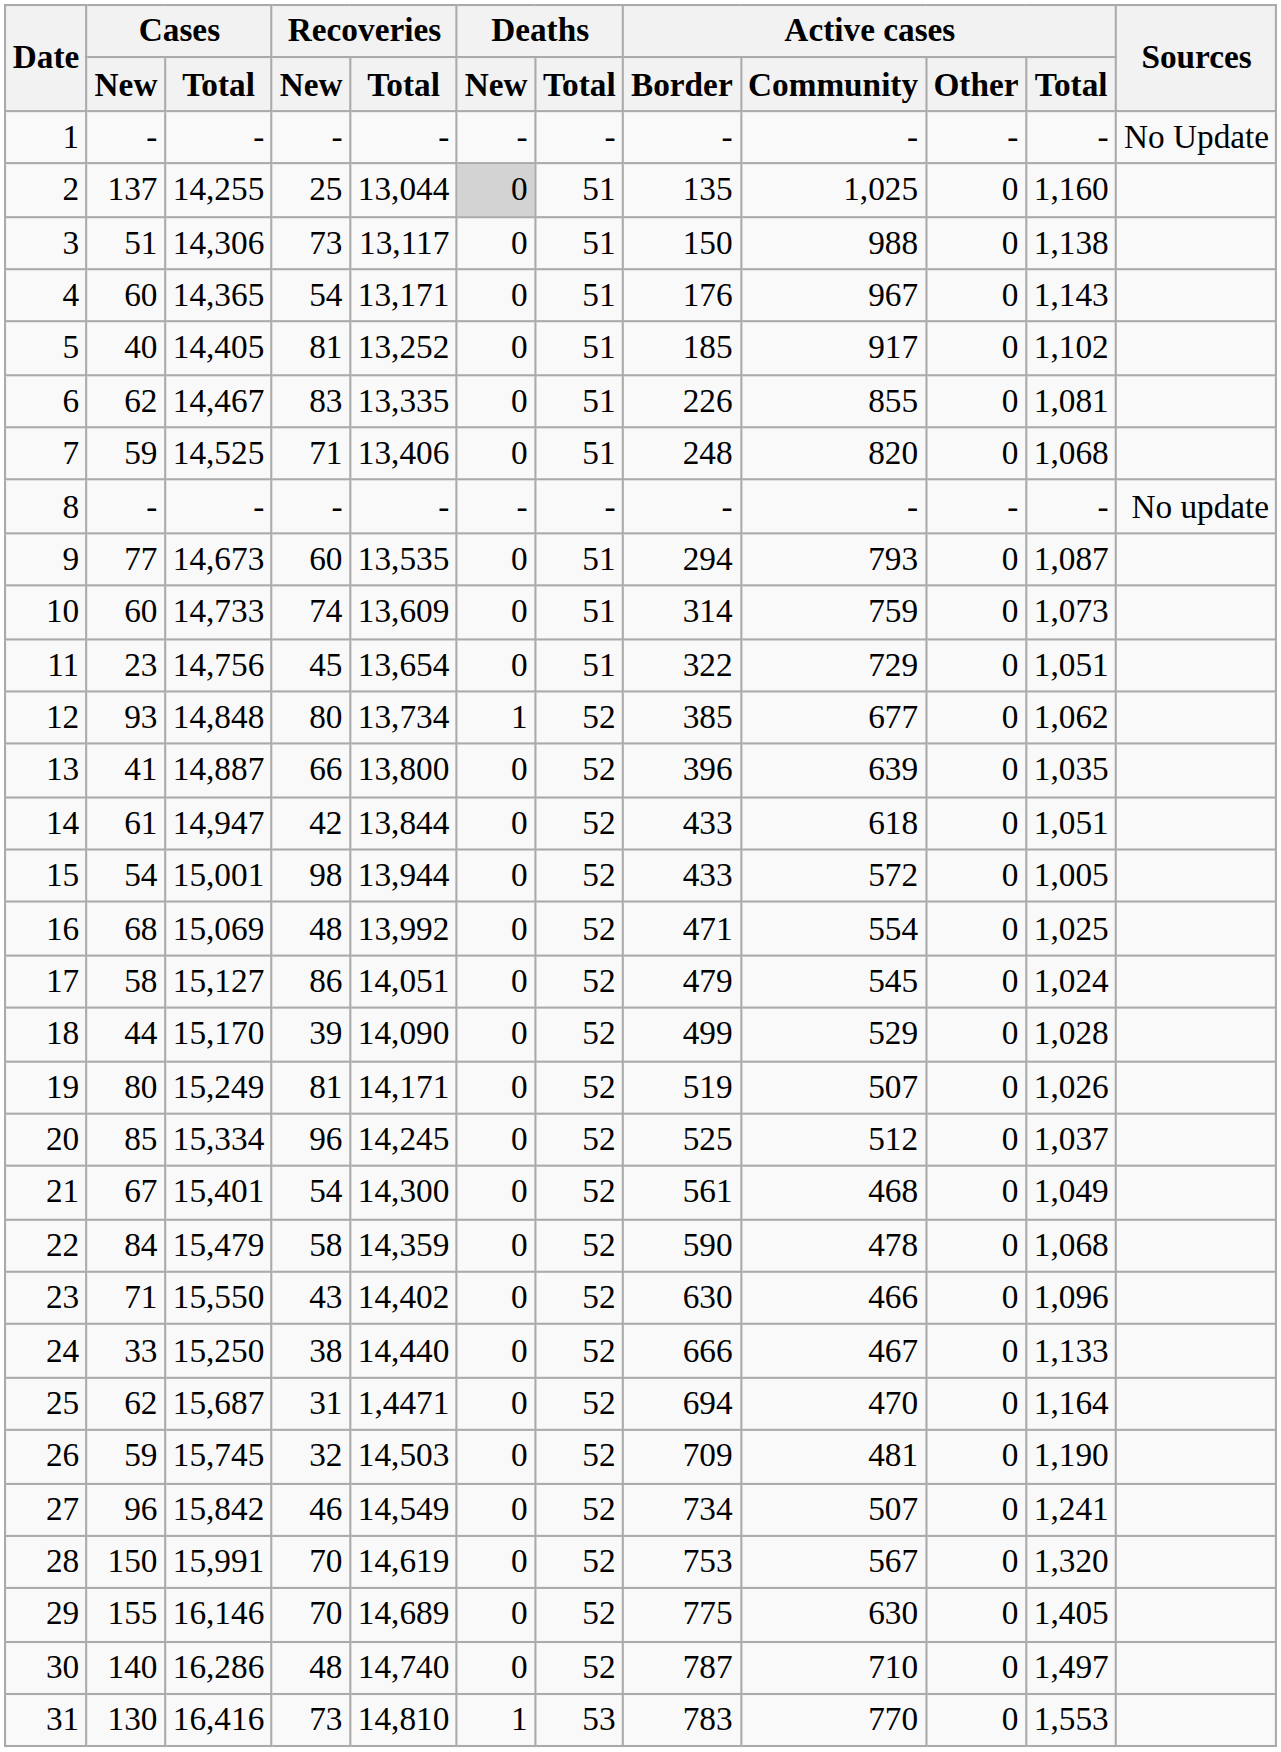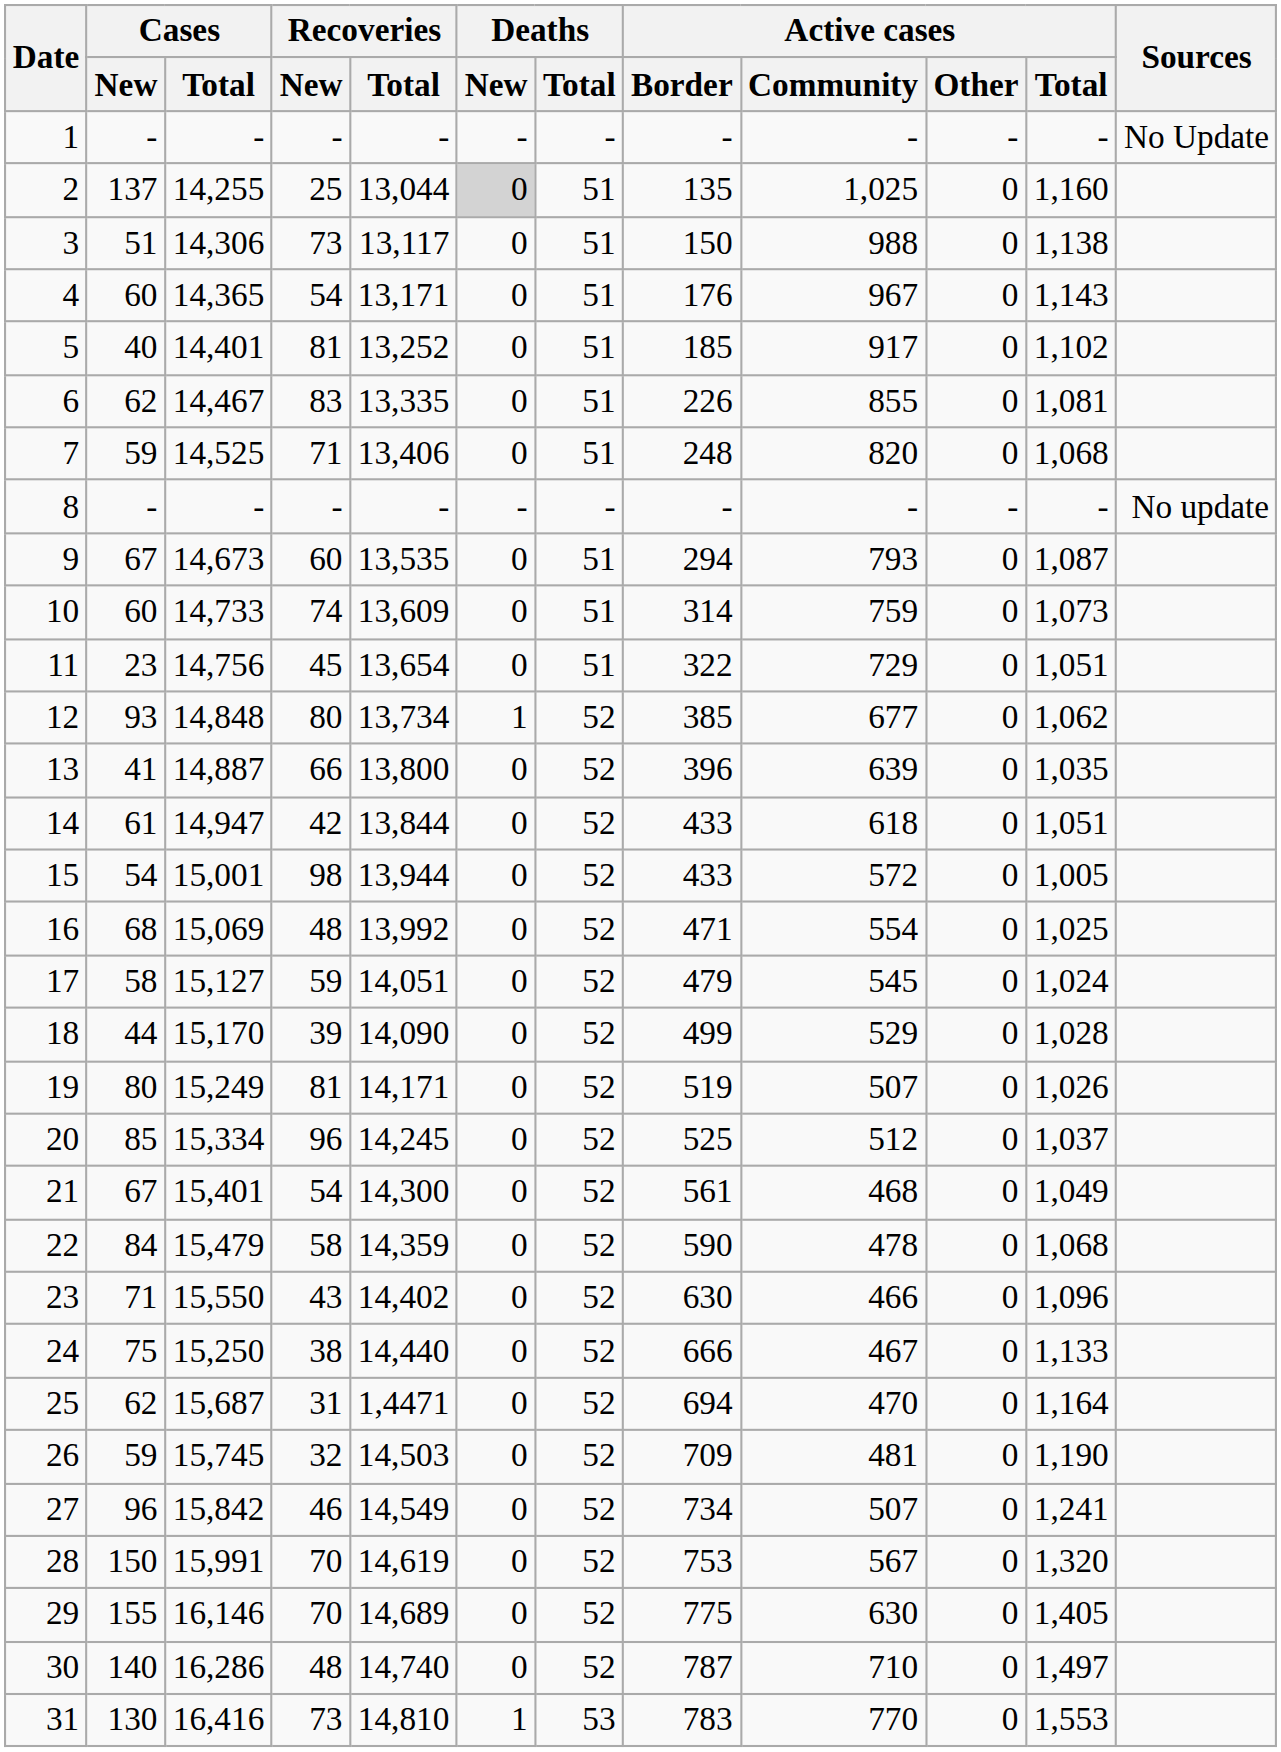(219, 347) 14,405 -> (219, 347) 14,401
(141, 558) 77 -> (141, 558) 67
(326, 980) 86 -> (326, 980) 59
(141, 1350) 33 -> (141, 1350) 75
